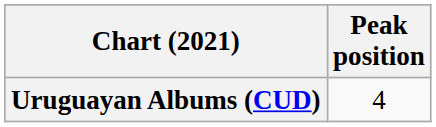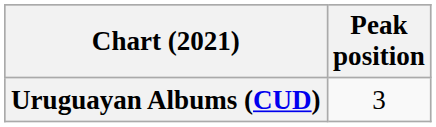(379, 99) 4 -> (379, 99) 3
